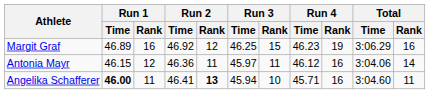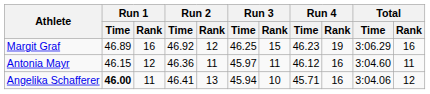(373, 64) 3:04.06 -> (373, 64) 3:04.60
(409, 64) 14 -> (409, 64) 11
(212, 81) bold -> (212, 81) normal
(373, 81) 3:04.60 -> (373, 81) 3:04.06
(409, 81) 11 -> (409, 81) 12
